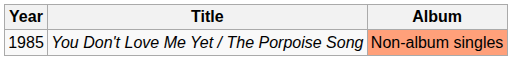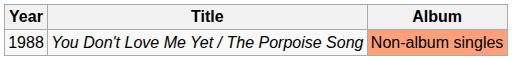(26, 42) 1985 -> (26, 42) 1988
